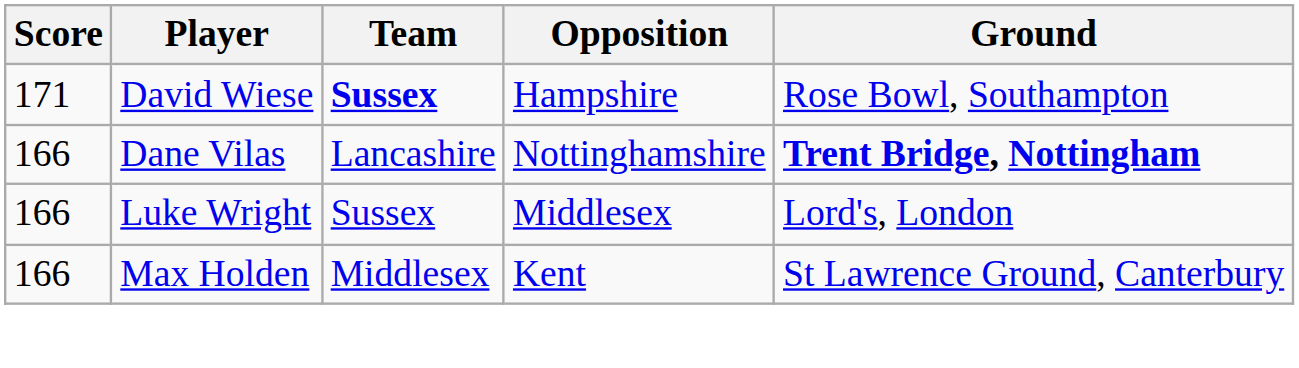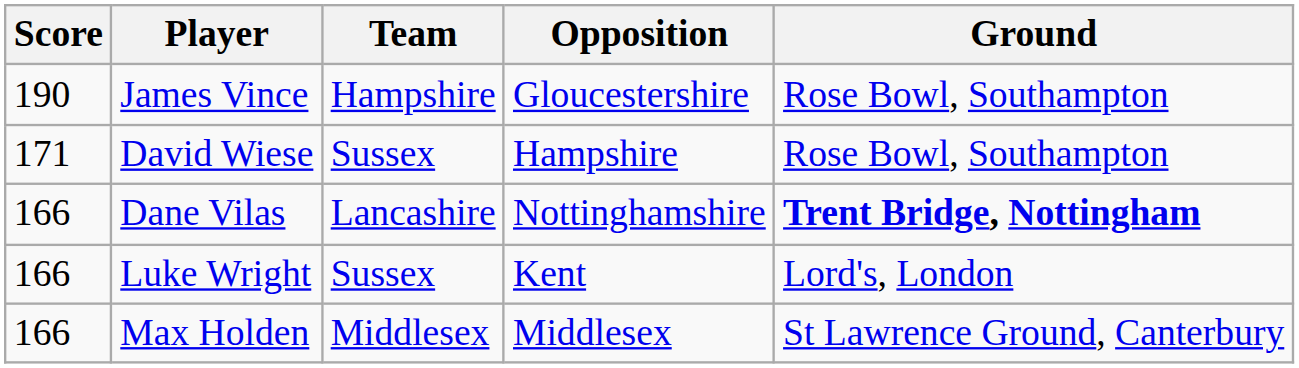+ row: (214, 93)
(384, 93) bold -> (383, 153) normal
(592, 213) Middlesex -> (550, 272) Kent
(550, 272) Kent -> (592, 332) Middlesex
